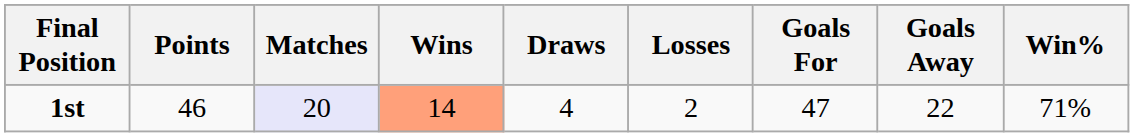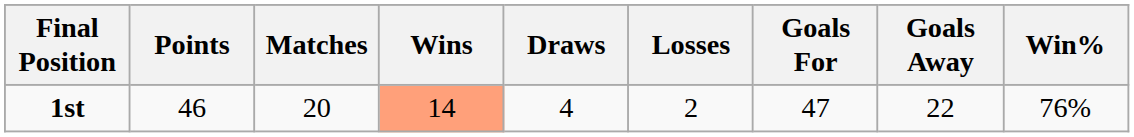(317, 108) lavender background -> (317, 108) no background
(1065, 108) 71% -> (1065, 108) 76%
